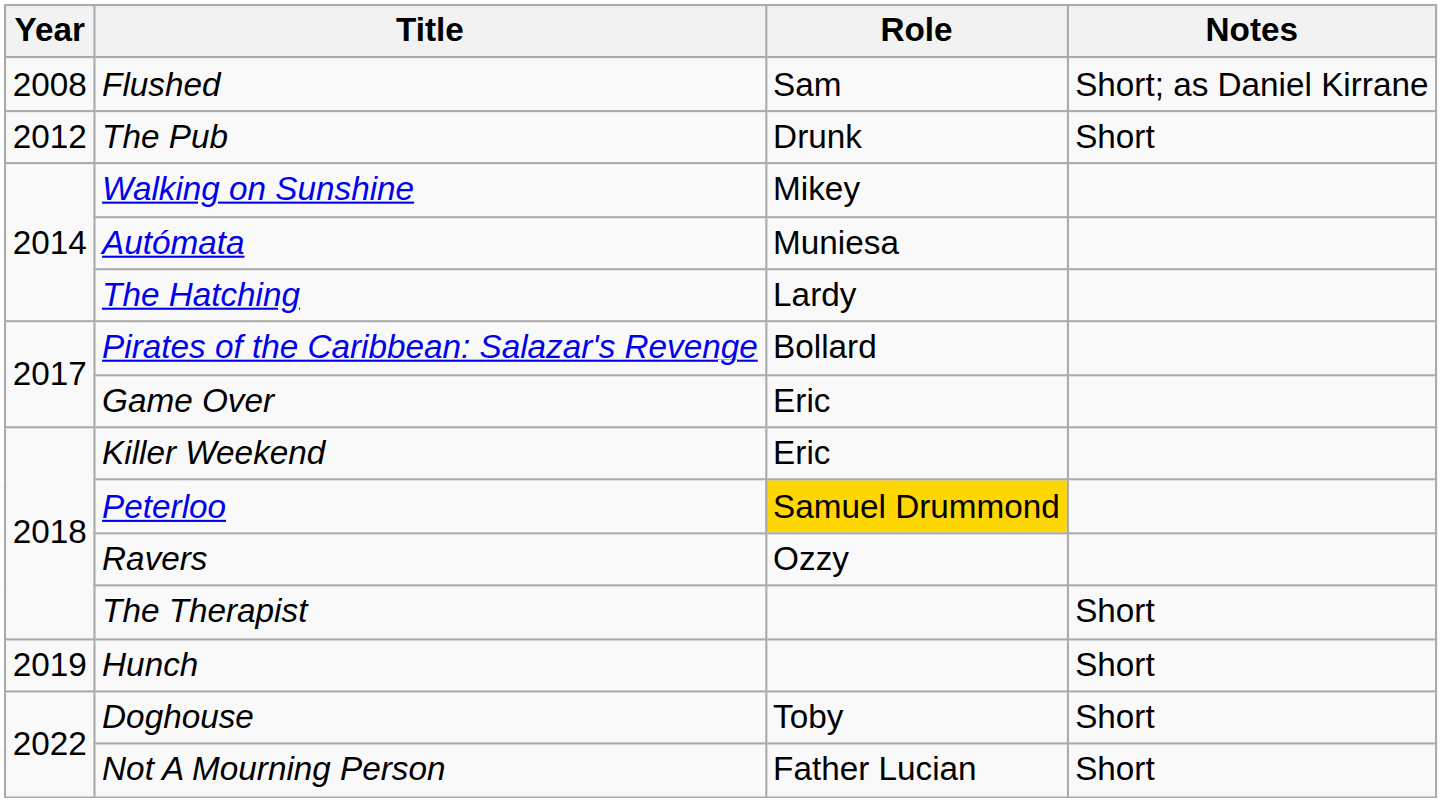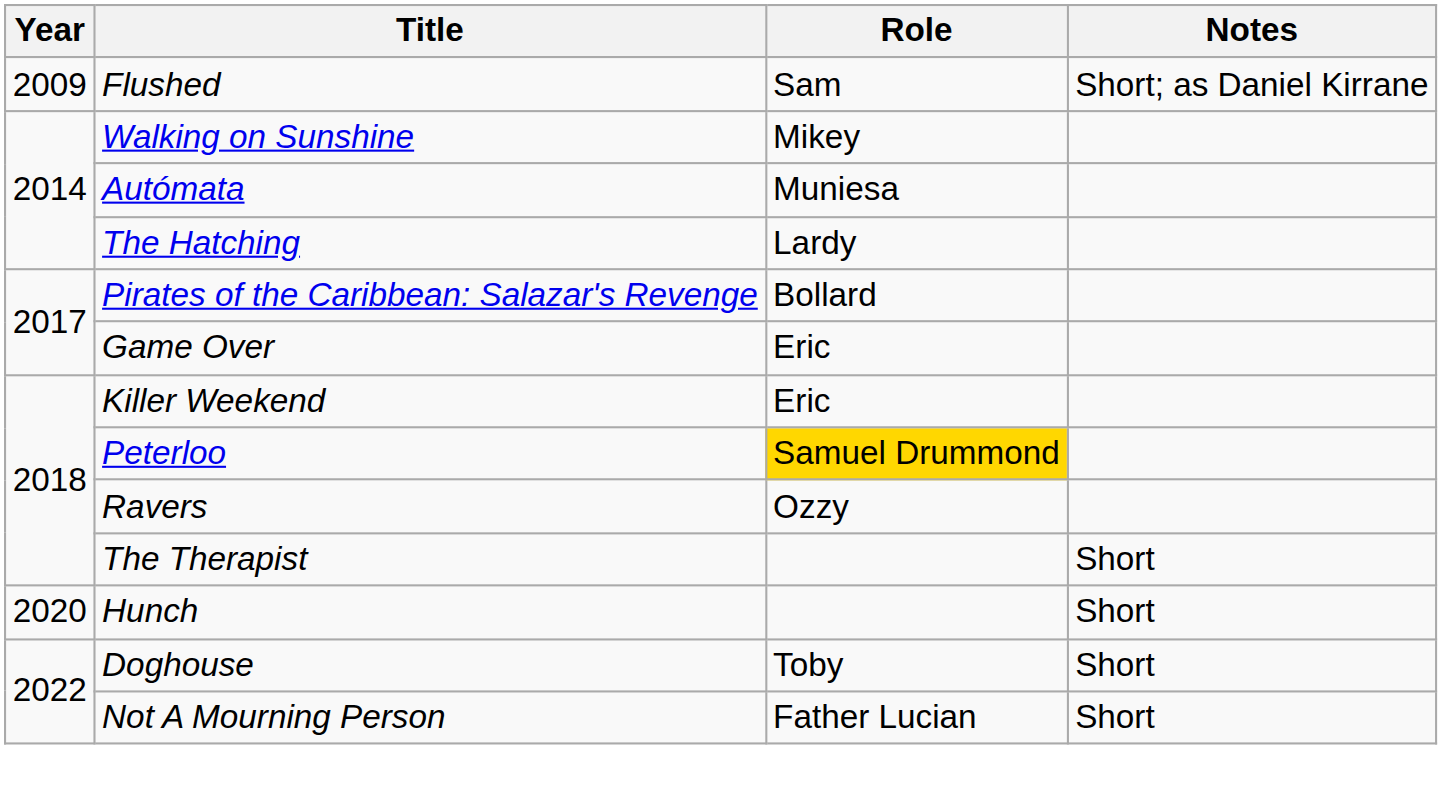(50, 83) 2008 -> (50, 83) 2009
- row: (165, 136)
(50, 664) 2019 -> (50, 611) 2020
